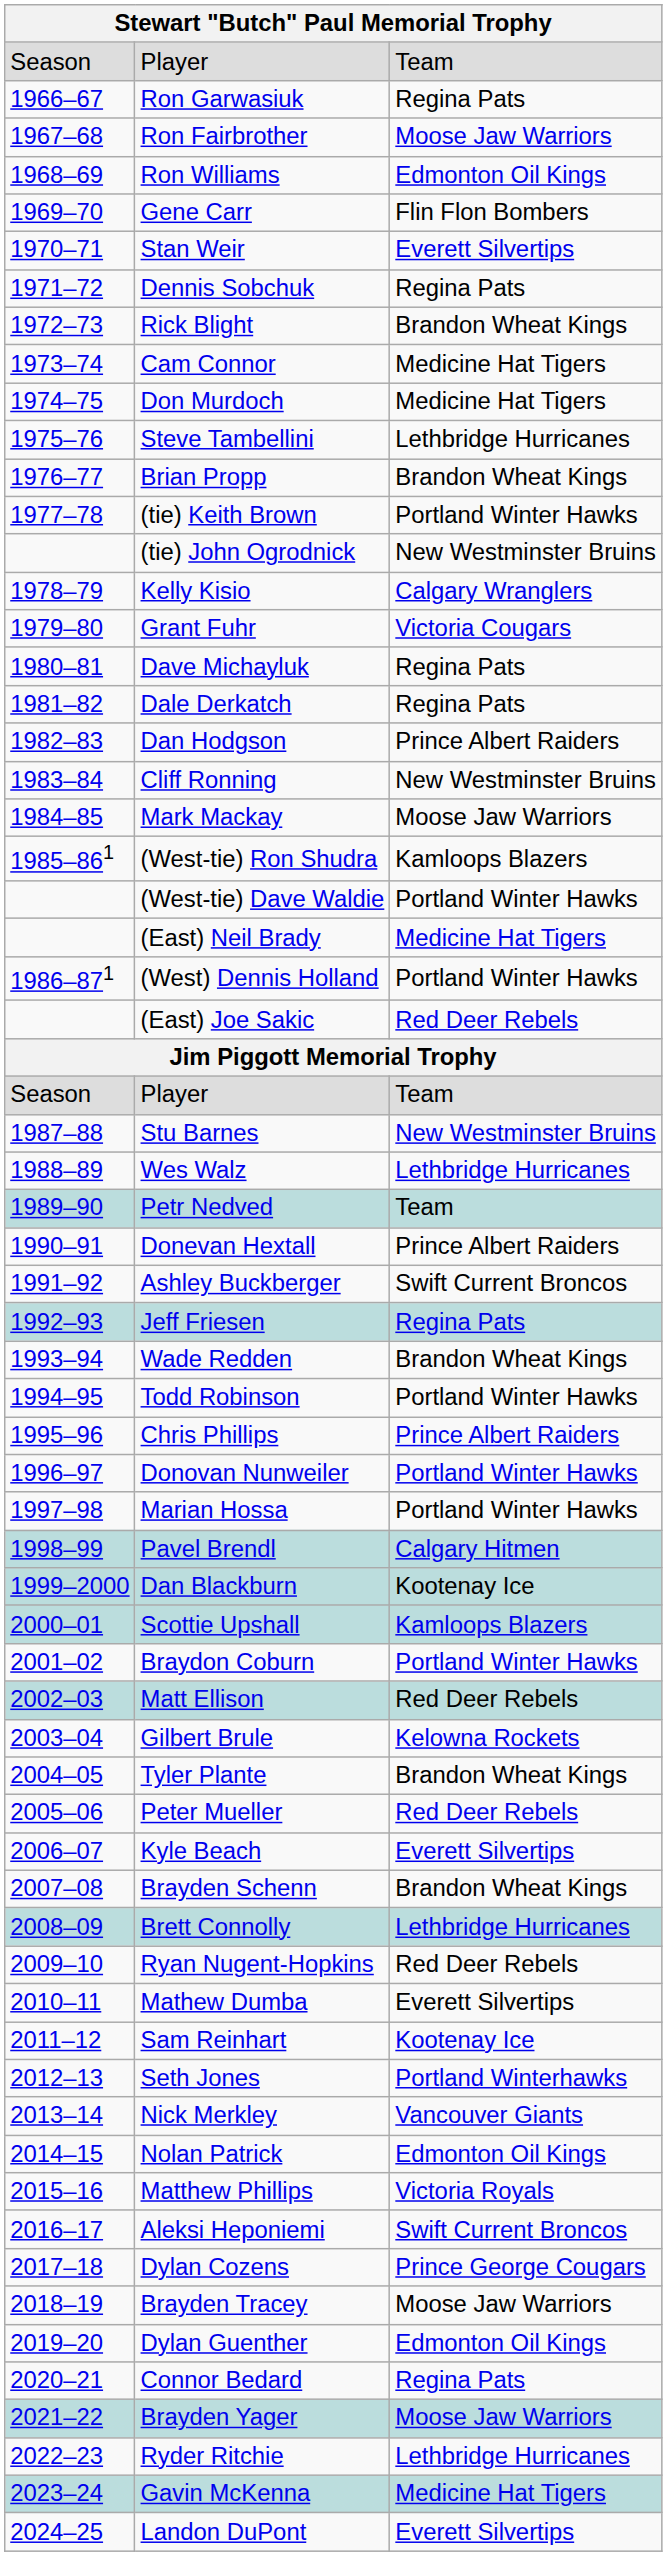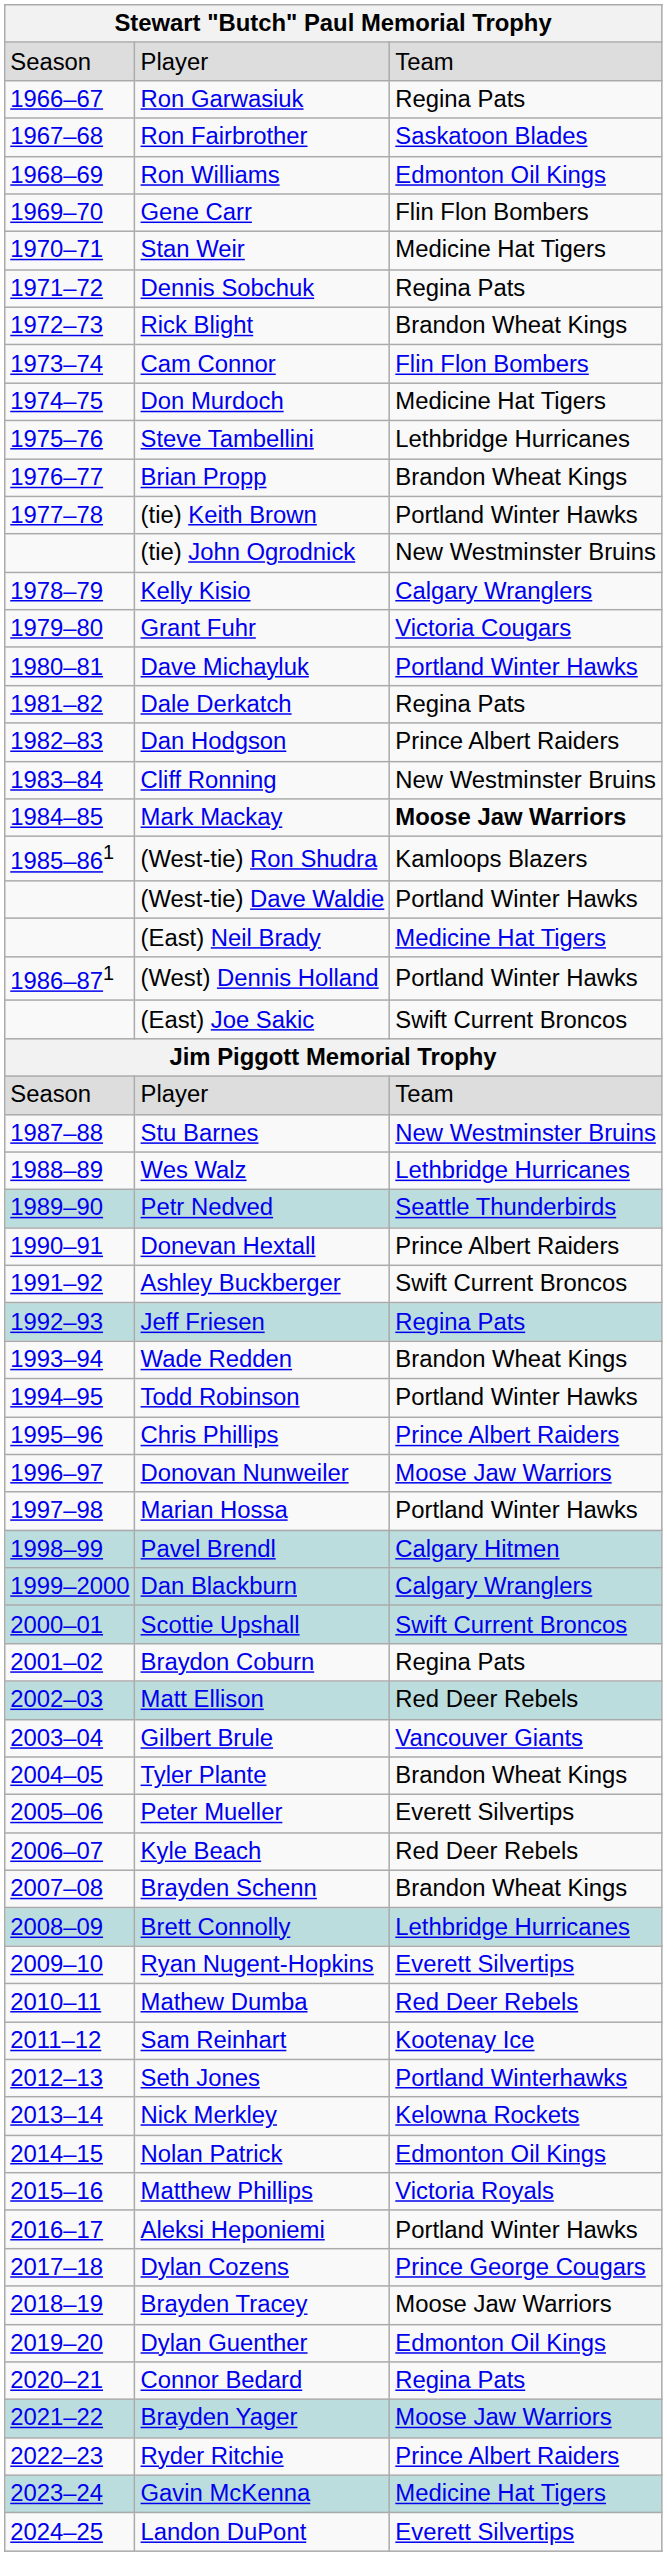(503, 136) Moose Jaw Warriors -> (491, 136) Saskatoon Blades
(485, 250) Everett Silvertips -> (501, 250) Medicine Hat Tigers
(501, 363) Medicine Hat Tigers -> (492, 363) Flin Flon Bombers
(460, 666) Regina Pats -> (517, 666) Portland Winter Hawks
(503, 817) normal -> (511, 817) bold
(487, 1019) Red Deer Rebels -> (511, 1019) Swift Current Broncos
(424, 1208) Team -> (506, 1208) Seattle Thunderbirds
(517, 1473) Portland Winter Hawks -> (503, 1473) Moose Jaw Warriors
(465, 1586) Kootenay Ice -> (494, 1586) Calgary Wranglers
(491, 1624) Kamloops Blazers -> (511, 1624) Swift Current Broncos
(517, 1662) Portland Winter Hawks -> (460, 1662) Regina Pats
(487, 1737) Kelowna Rockets -> (489, 1737) Vancouver Giants
(487, 1813) Red Deer Rebels -> (485, 1813) Everett Silvertips
(485, 1851) Everett Silvertips -> (487, 1851) Red Deer Rebels
(487, 1964) Red Deer Rebels -> (485, 1964) Everett Silvertips
(485, 2002) Everett Silvertips -> (487, 2002) Red Deer Rebels
(489, 2115) Vancouver Giants -> (487, 2115) Kelowna Rockets
(511, 2229) Swift Current Broncos -> (517, 2229) Portland Winter Hawks
(513, 2456) Lethbridge Hurricanes -> (507, 2456) Prince Albert Raiders
